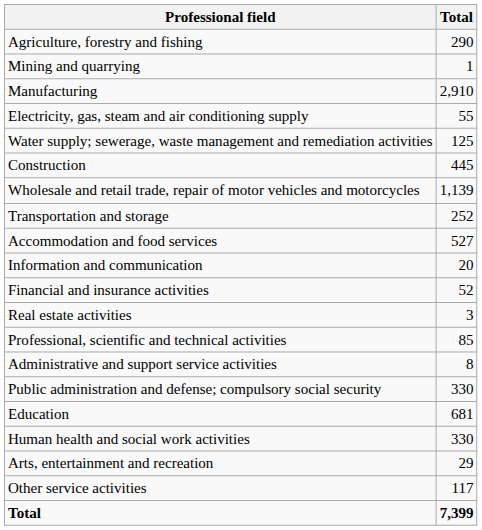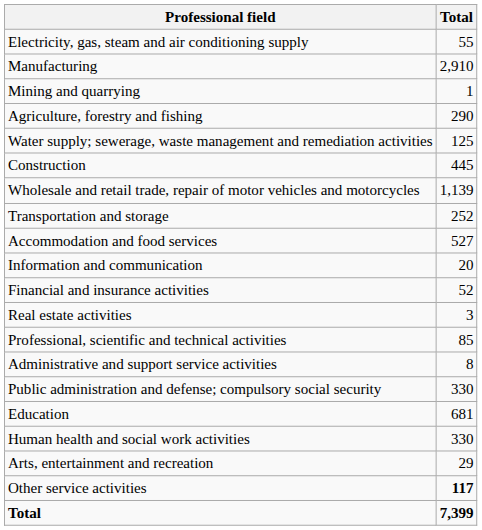rows swapped: (105, 41) <-> (158, 116)
rows swapped: (74, 66) <-> (53, 91)
(462, 488) normal -> (463, 488) bold
